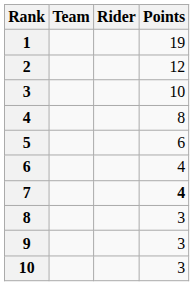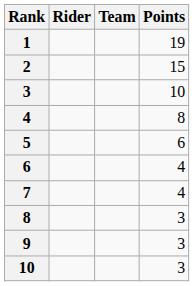columns swapped: (116, 17) <-> (71, 17)
(177, 67) 12 -> (177, 67) 15
(181, 192) bold -> (181, 192) normal
